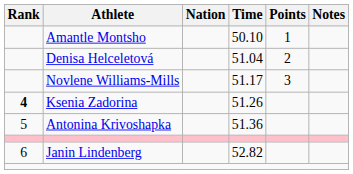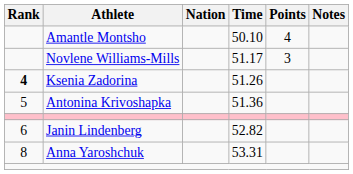(288, 37) 1 -> (288, 37) 4
- row: (100, 59)
+ row: (95, 152)
